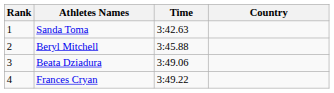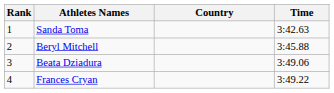columns swapped: (269, 12) <-> (181, 12)
